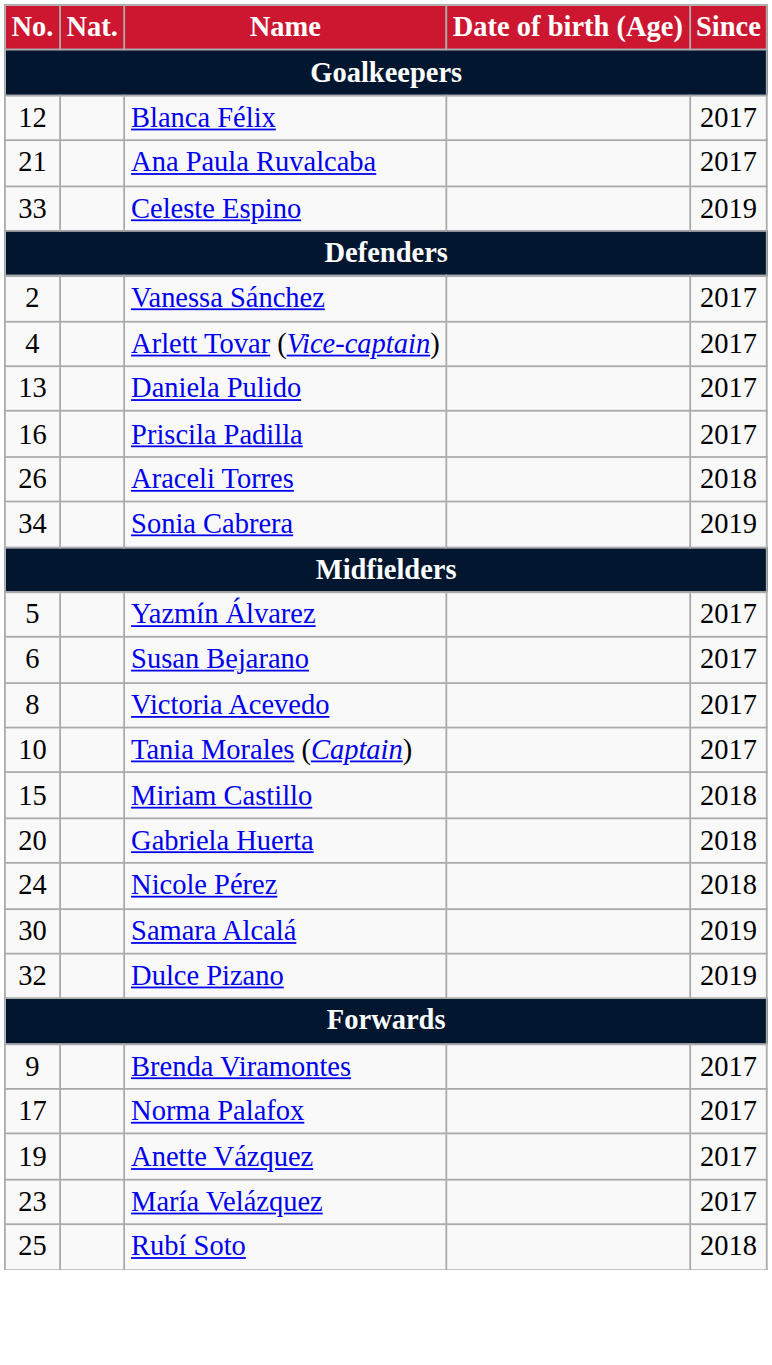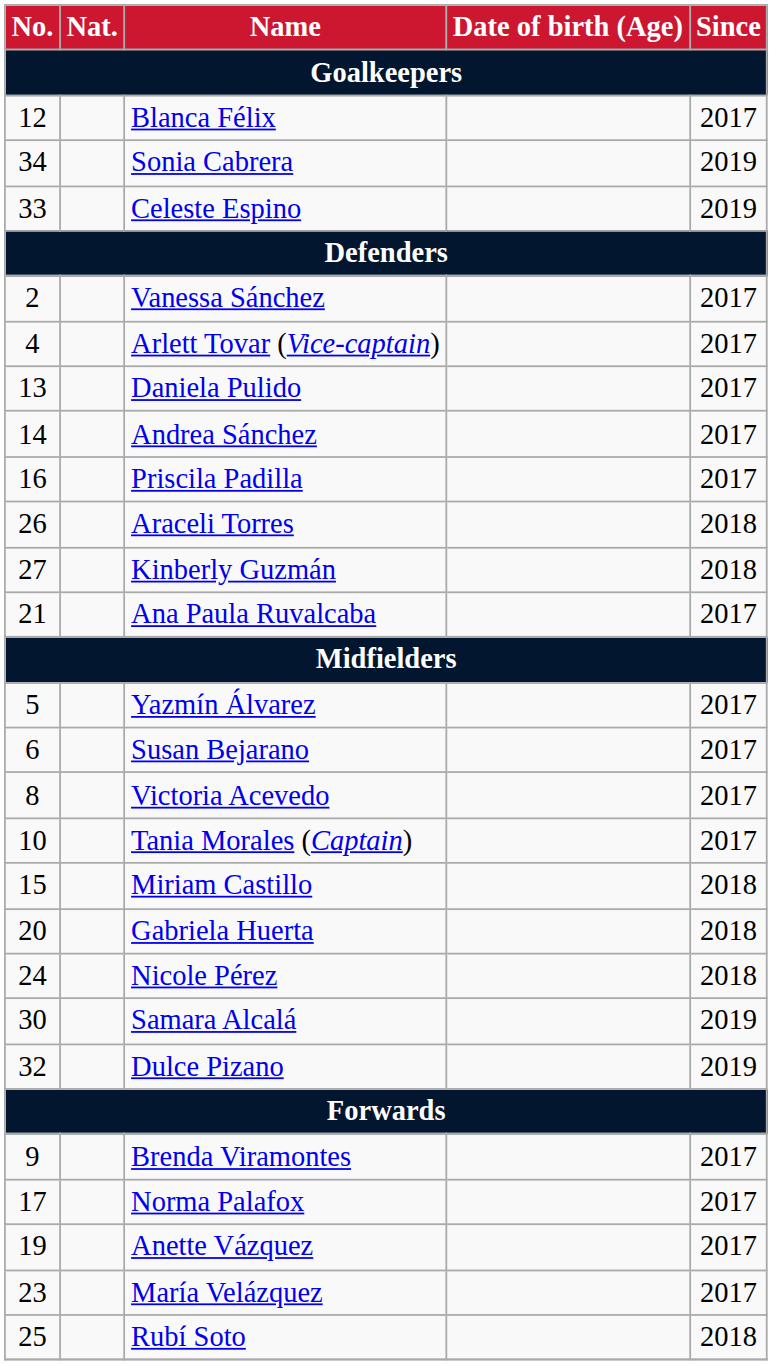rows swapped: (254, 162) <-> (212, 523)
+ row: (224, 433)
+ row: (233, 569)
